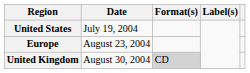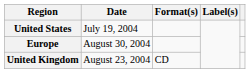(117, 44) August 23, 2004 -> (117, 44) August 30, 2004
(117, 60) August 30, 2004 -> (117, 60) August 23, 2004
(162, 60) lightgrey background -> (162, 60) no background
